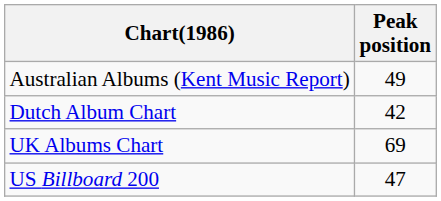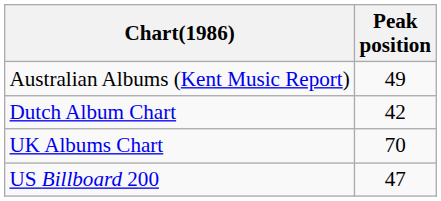(395, 145) 69 -> (395, 145) 70
